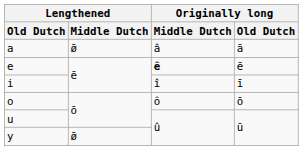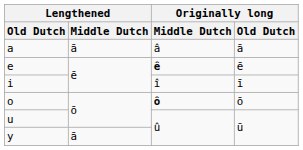(74, 48) ø̄ -> (74, 48) ā
(157, 101) normal -> (157, 101) bold
(74, 136) ø̄ -> (74, 136) ā
